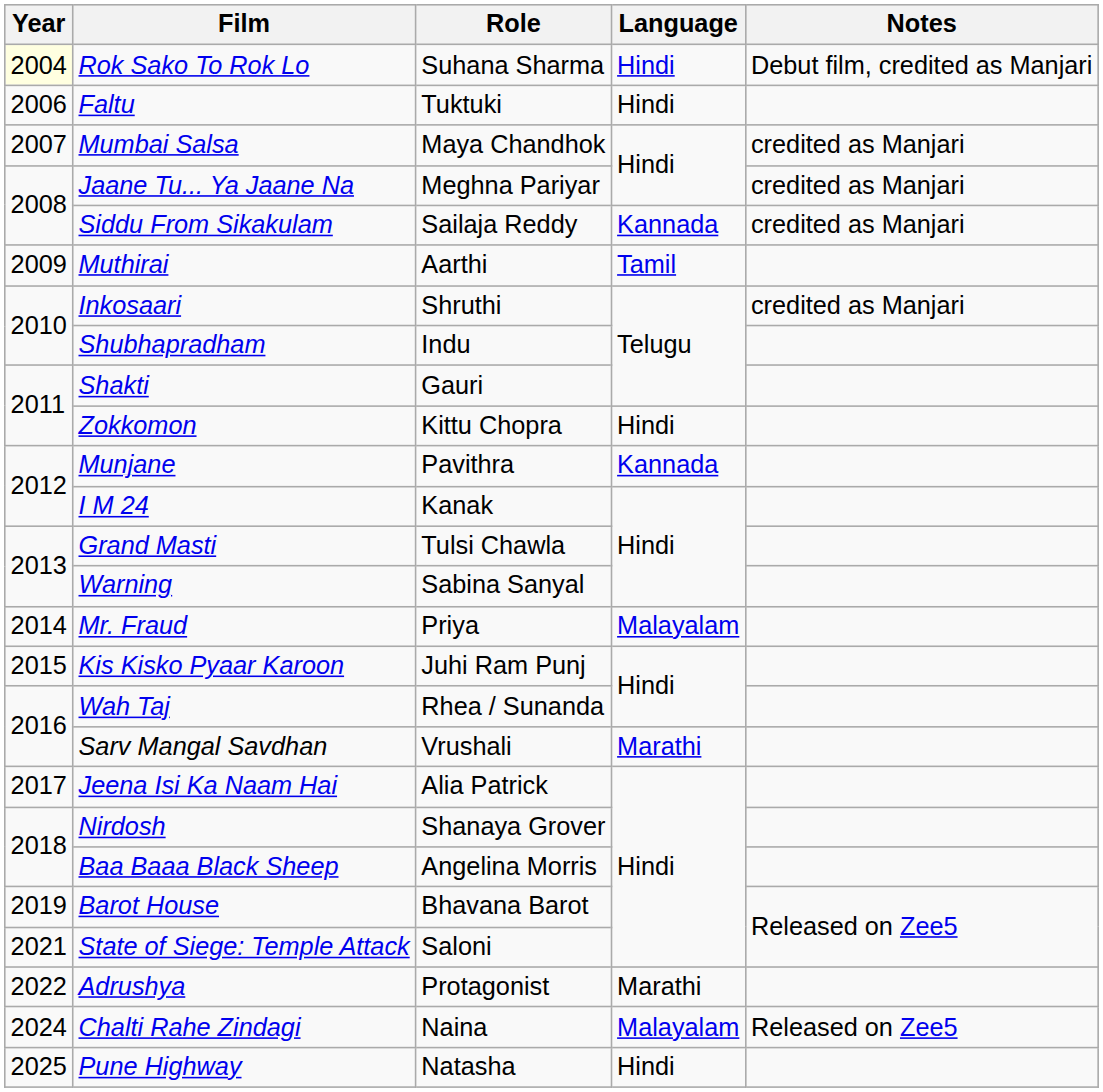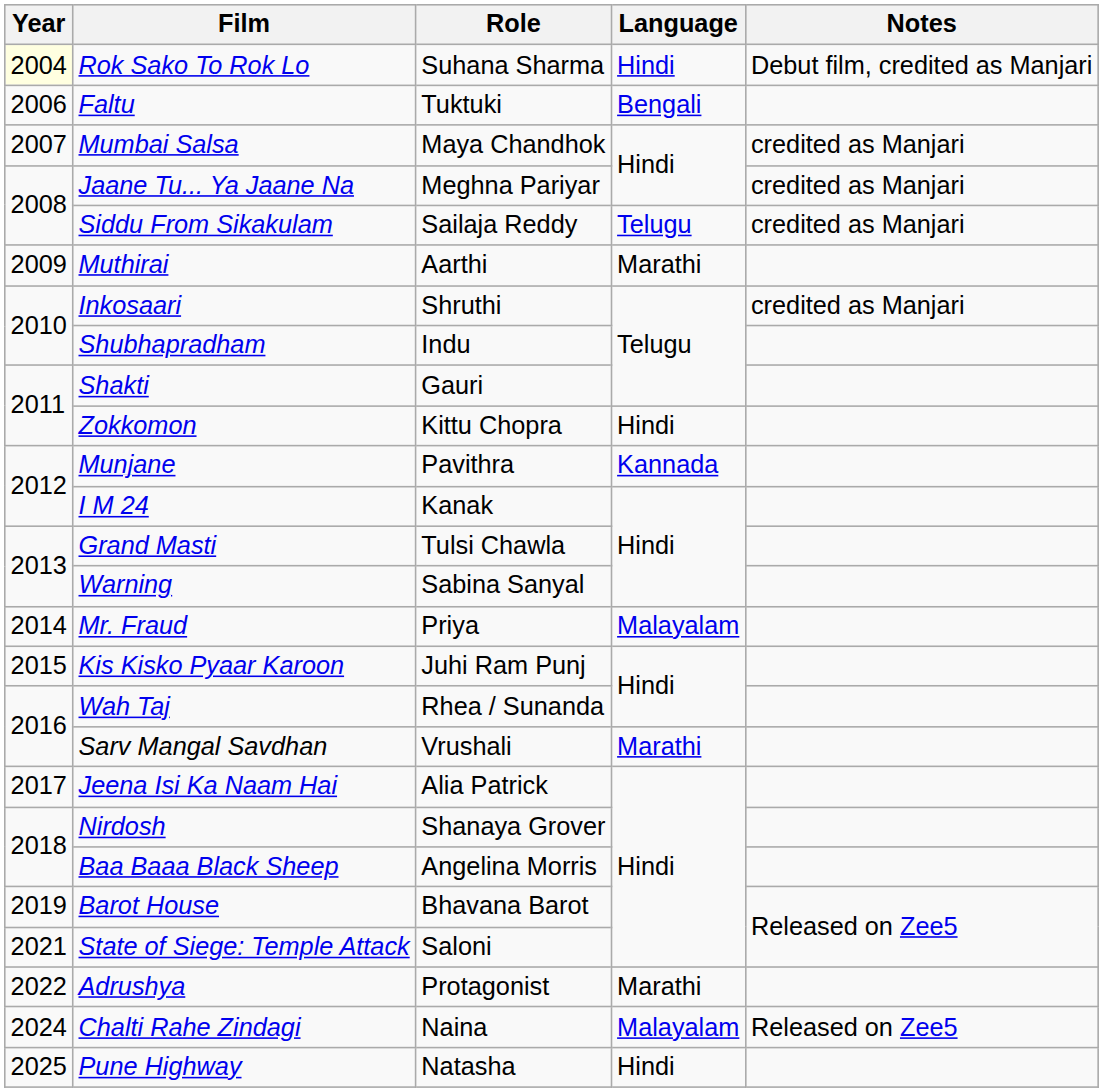(646, 104) Hindi -> (659, 104) Bengali
(668, 225) Kannada -> (654, 225) Telugu
(647, 265) Tamil -> (659, 265) Marathi
